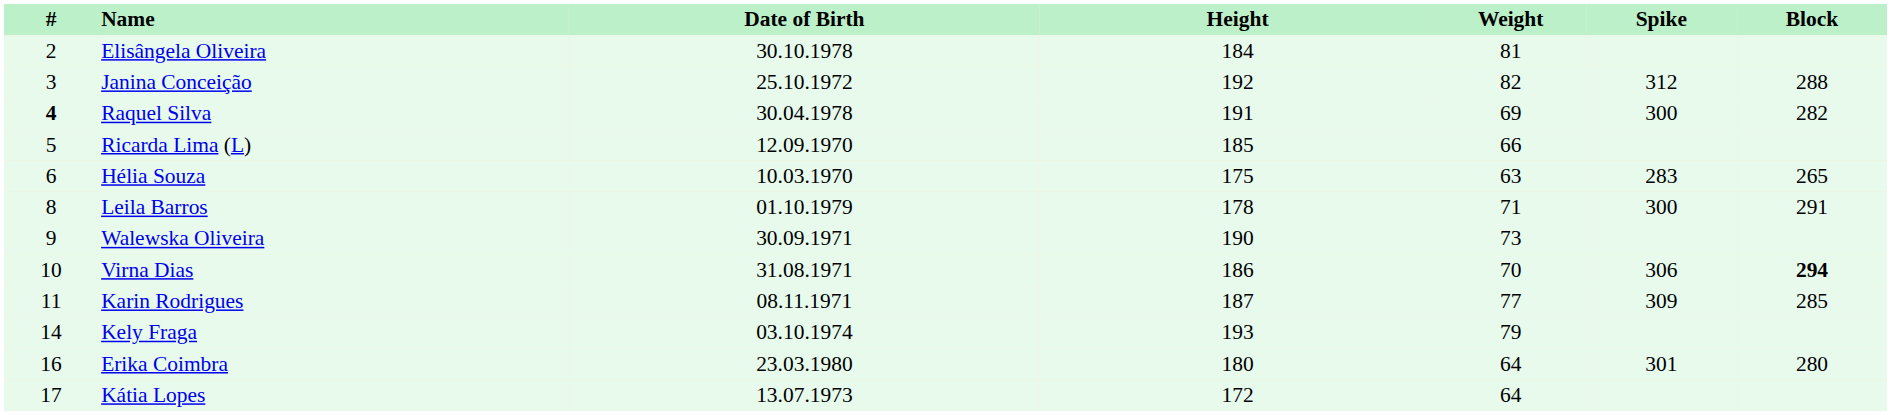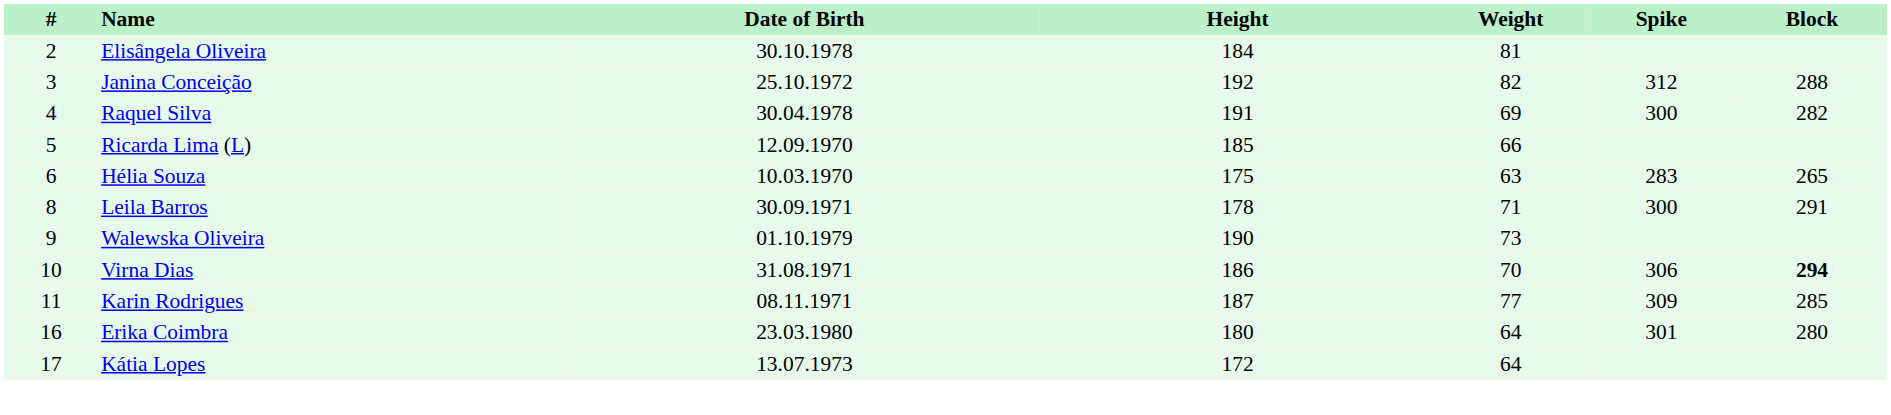(51, 113) bold -> (51, 113) normal
(804, 207) 01.10.1979 -> (804, 207) 30.09.1971
(804, 238) 30.09.1971 -> (804, 238) 01.10.1979
- row: (149, 332)
